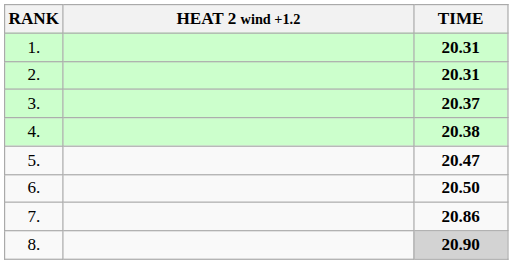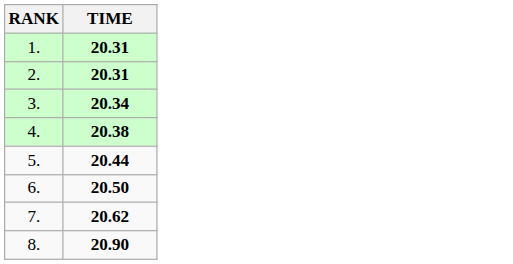- column: (238, 19)
(461, 103) 20.37 -> (110, 103) 20.34
(461, 160) 20.47 -> (110, 160) 20.44
(461, 216) 20.86 -> (110, 216) 20.62
(461, 245) lightgrey background -> (110, 245) no background
